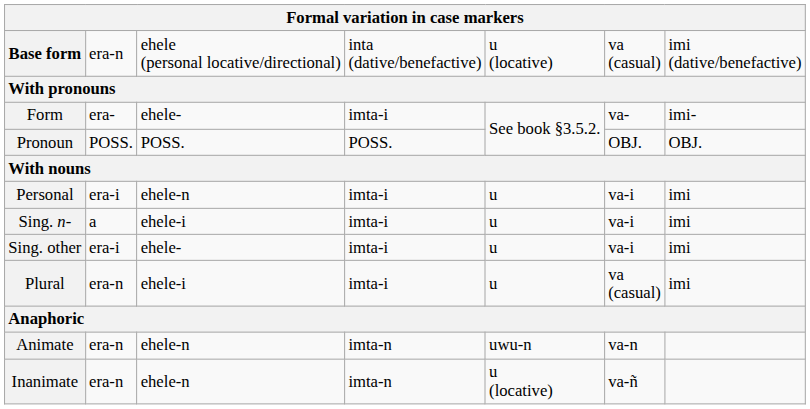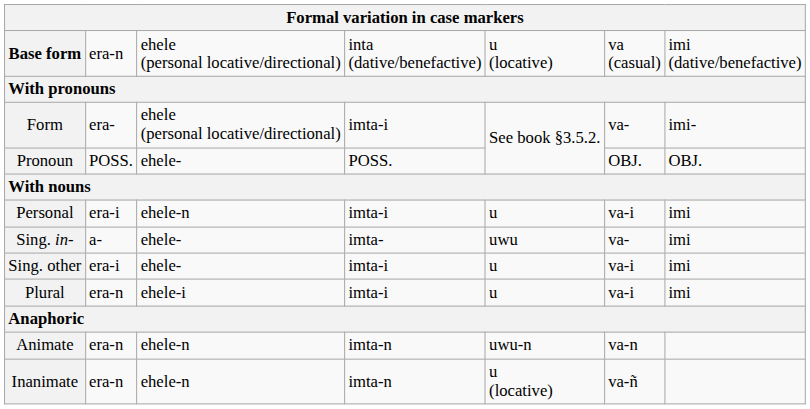(161, 115) ehele- -> (241, 124) ehele (personal locative/directional)
(163, 141) POSS. -> (161, 160) ehele-
- row: (45, 221)
+ row: (45, 239)
(634, 283) va (casual) -> (621, 292) va-i
